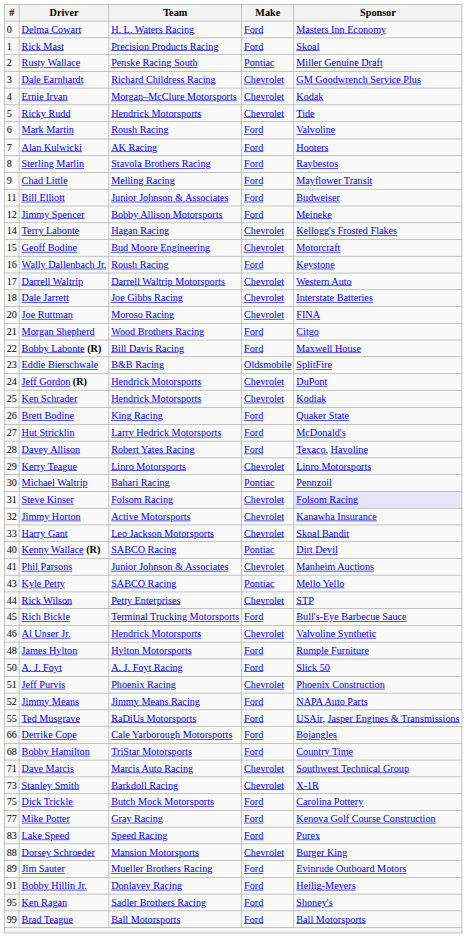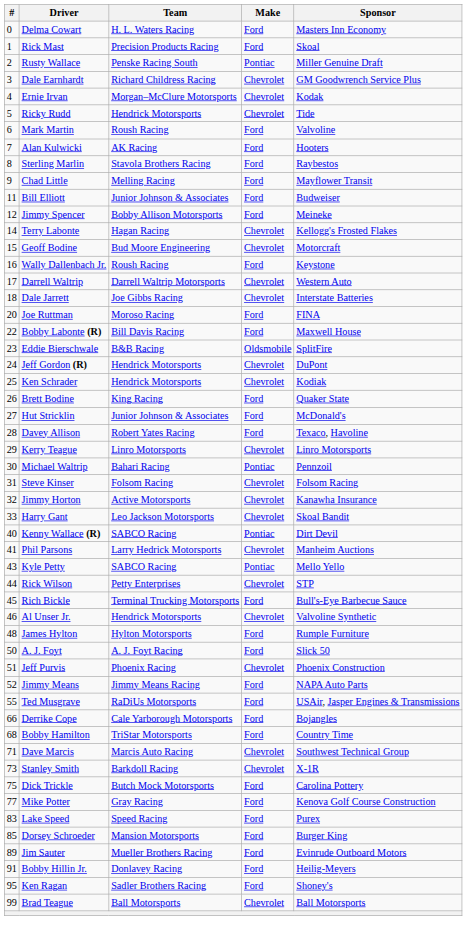(264, 315) Chevrolet -> (254, 315) Ford
- row: (58, 332)
(166, 432) Larry Hedrick Motorsports -> (170, 416) Junior Johnson & Associates
(327, 500) lavender background -> (327, 483) no background
(170, 567) Junior Johnson & Associates -> (166, 550) Larry Hedrick Motorsports
(12, 852) 88 -> (12, 835) 85
(264, 852) Chevrolet -> (254, 835) Ford
(254, 919) Ford -> (264, 903) Chevrolet
